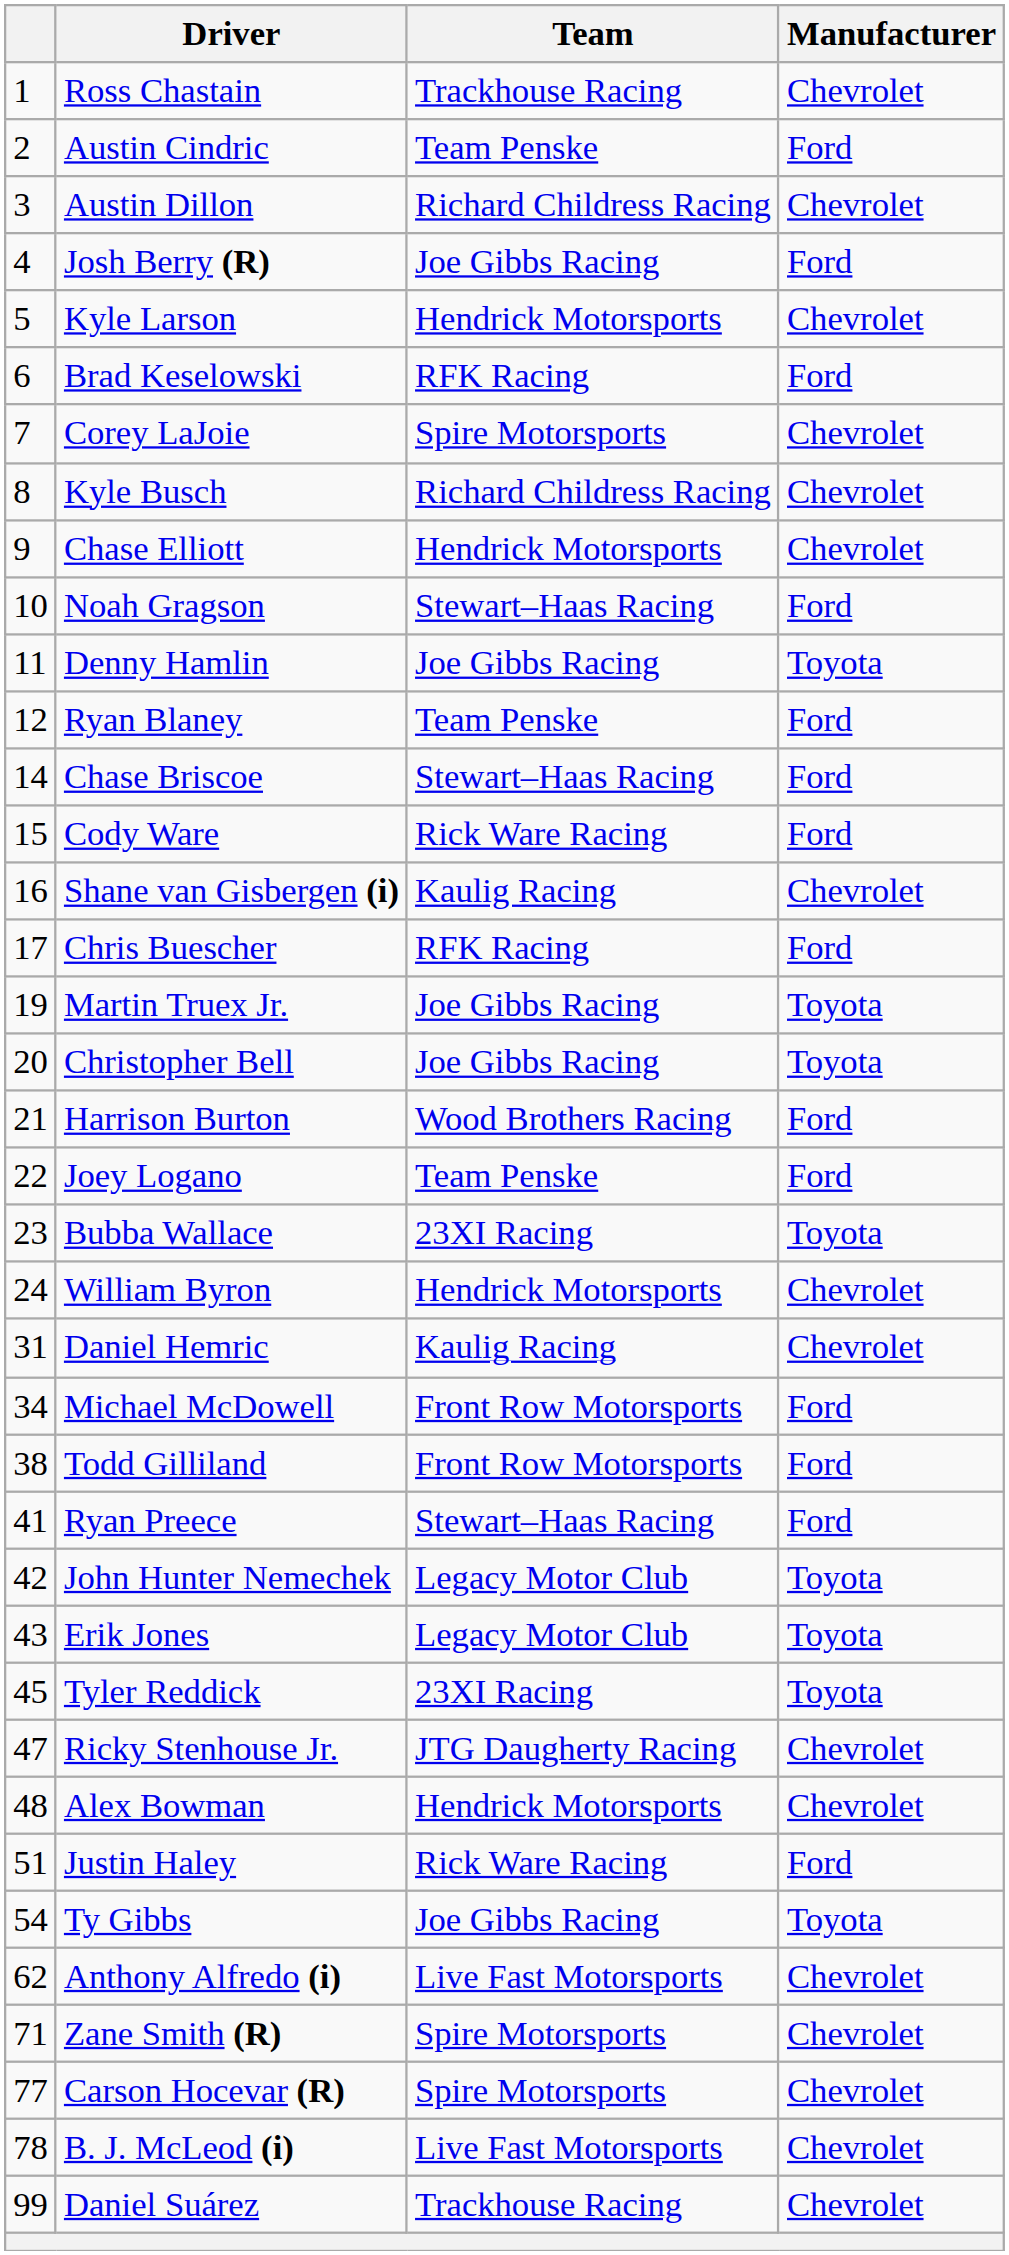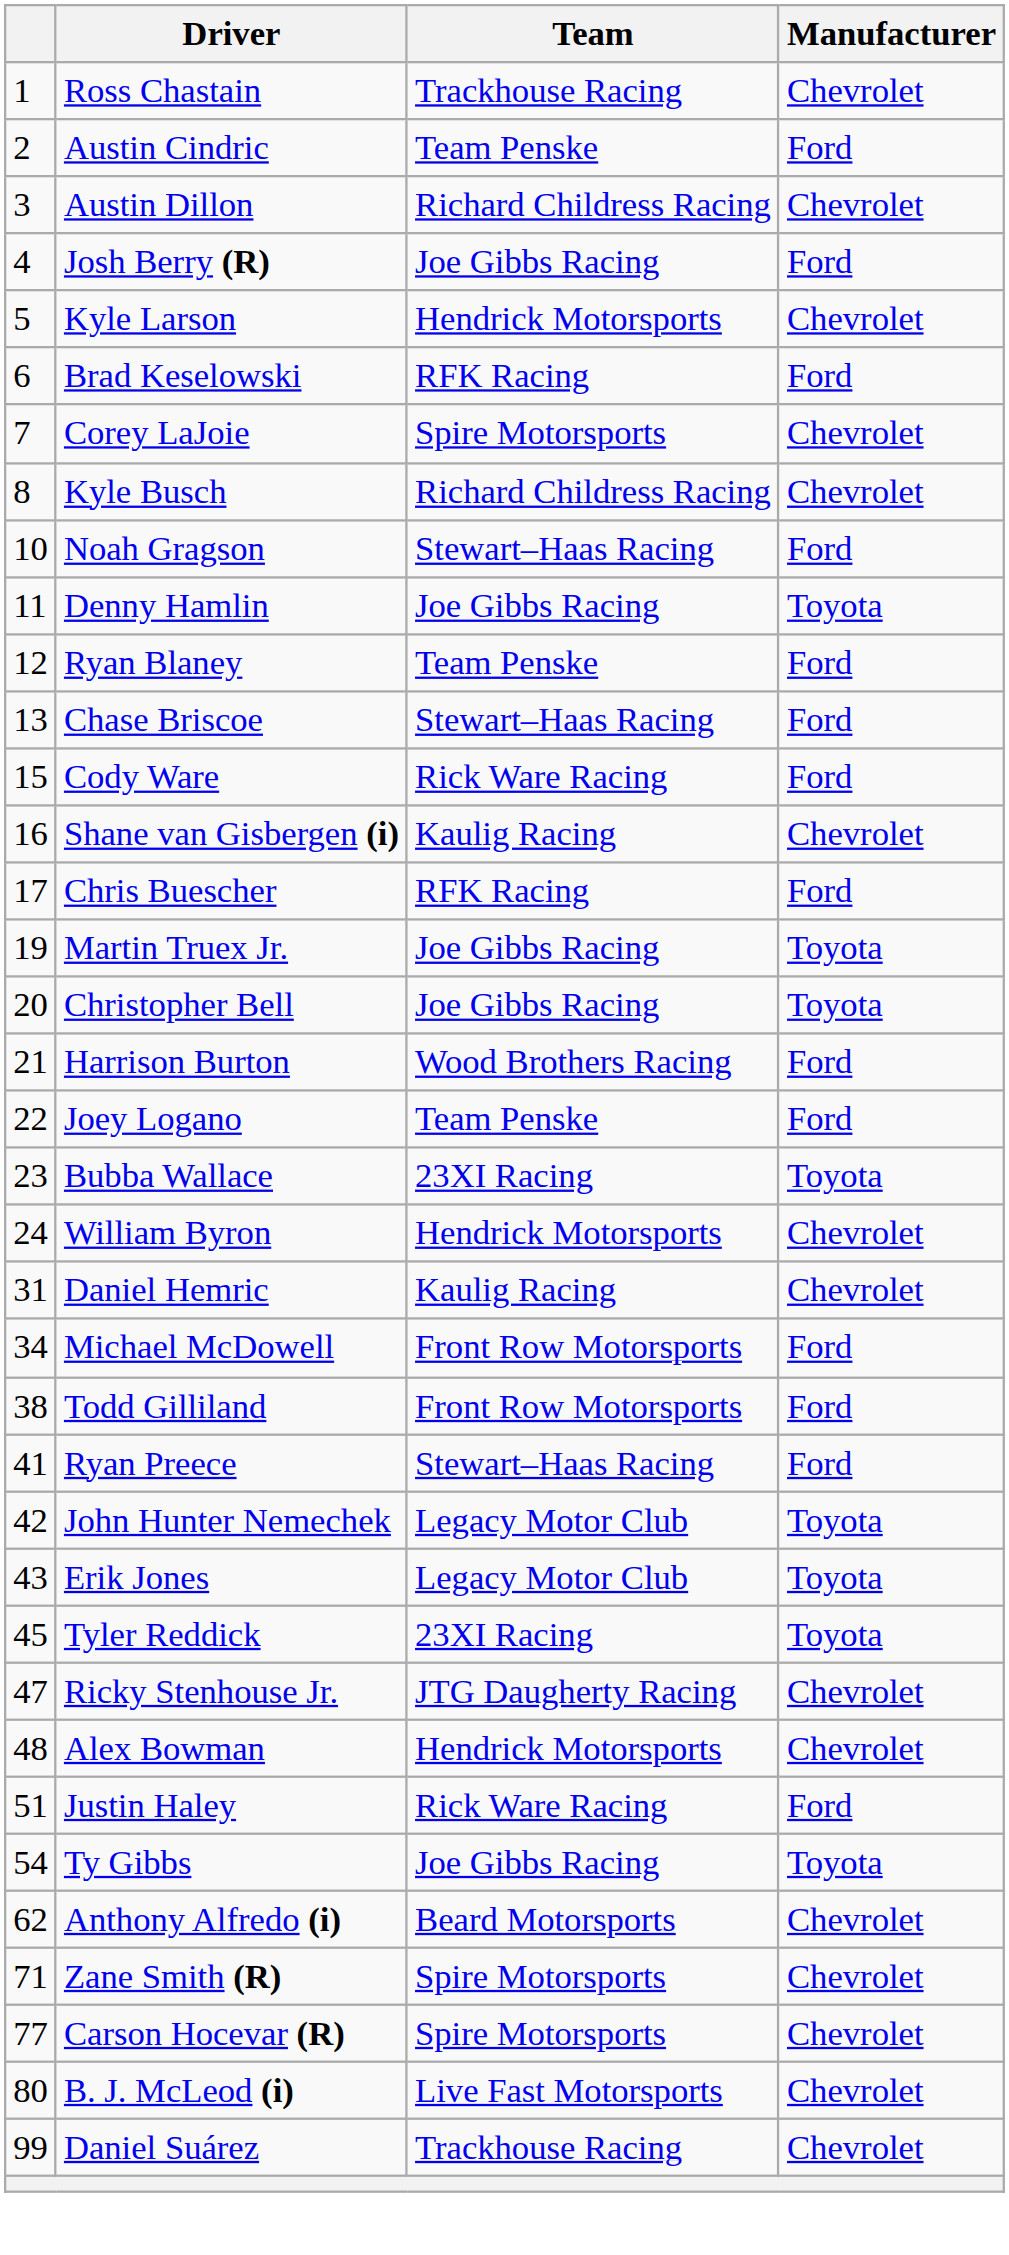- row: (154, 547)
(31, 776) 14 -> (31, 718) 13
(569, 1976) Live Fast Motorsports -> (545, 1918) Beard Motorsports
(31, 2147) 78 -> (31, 2090) 80
